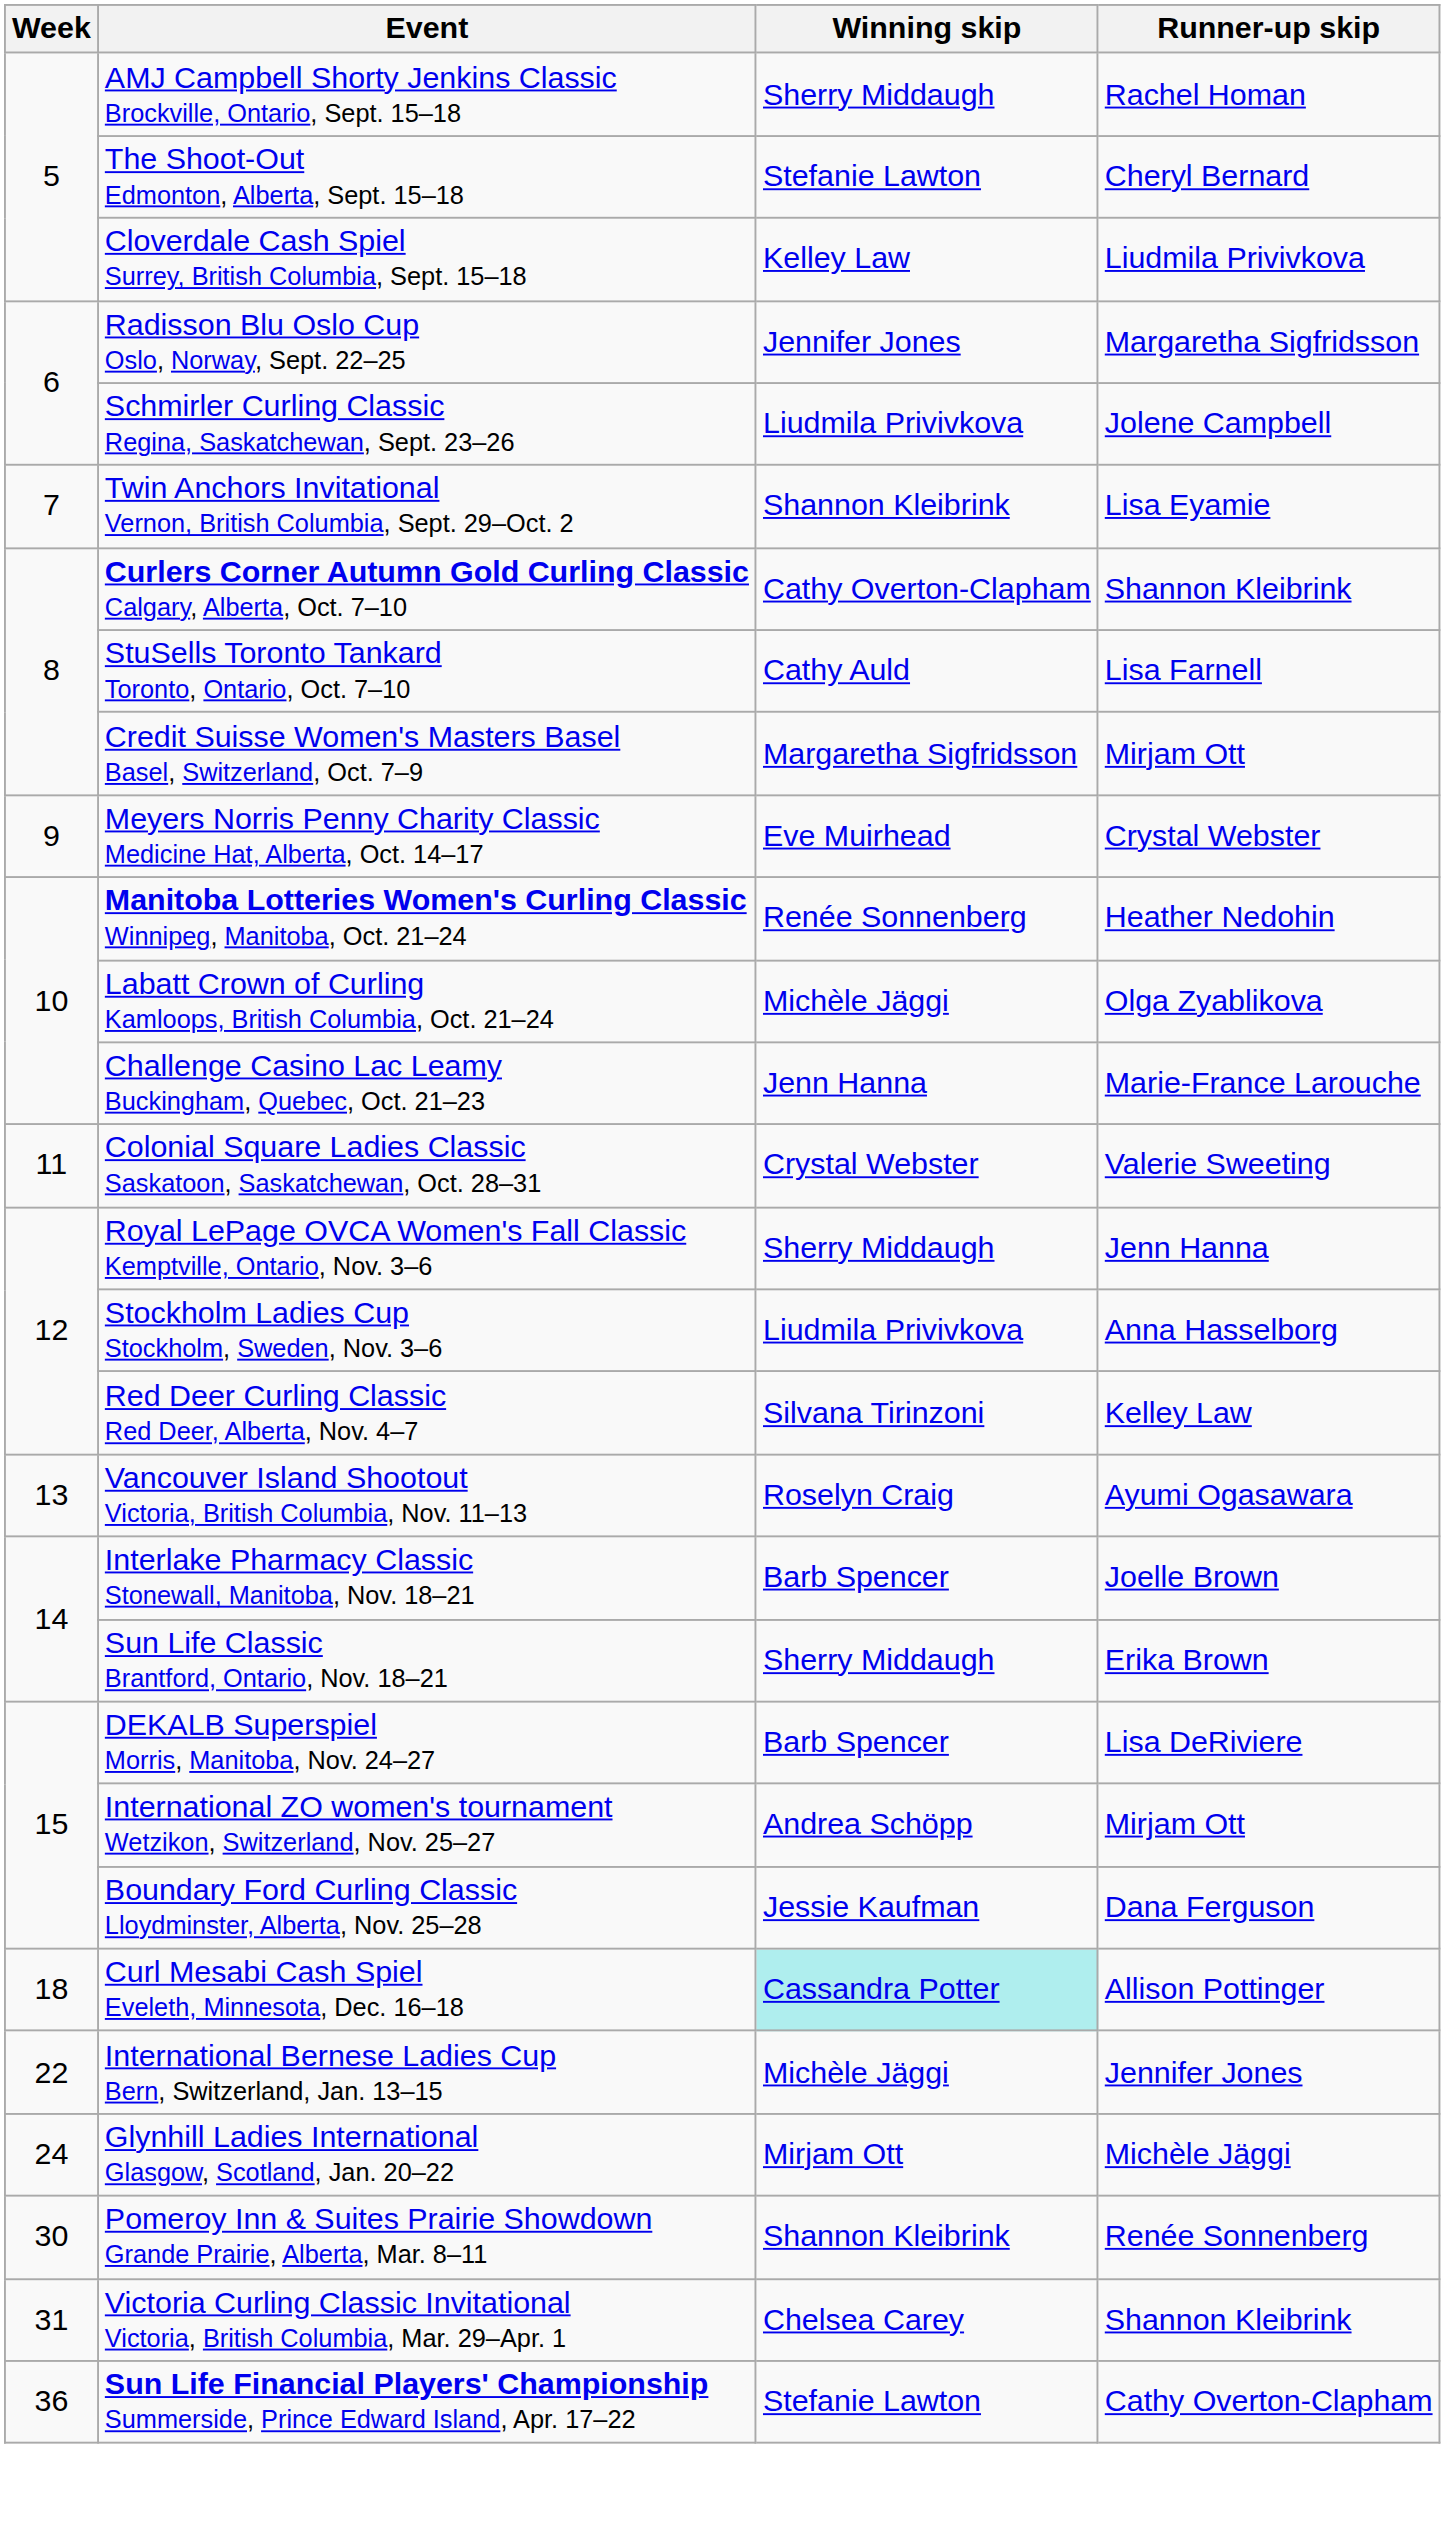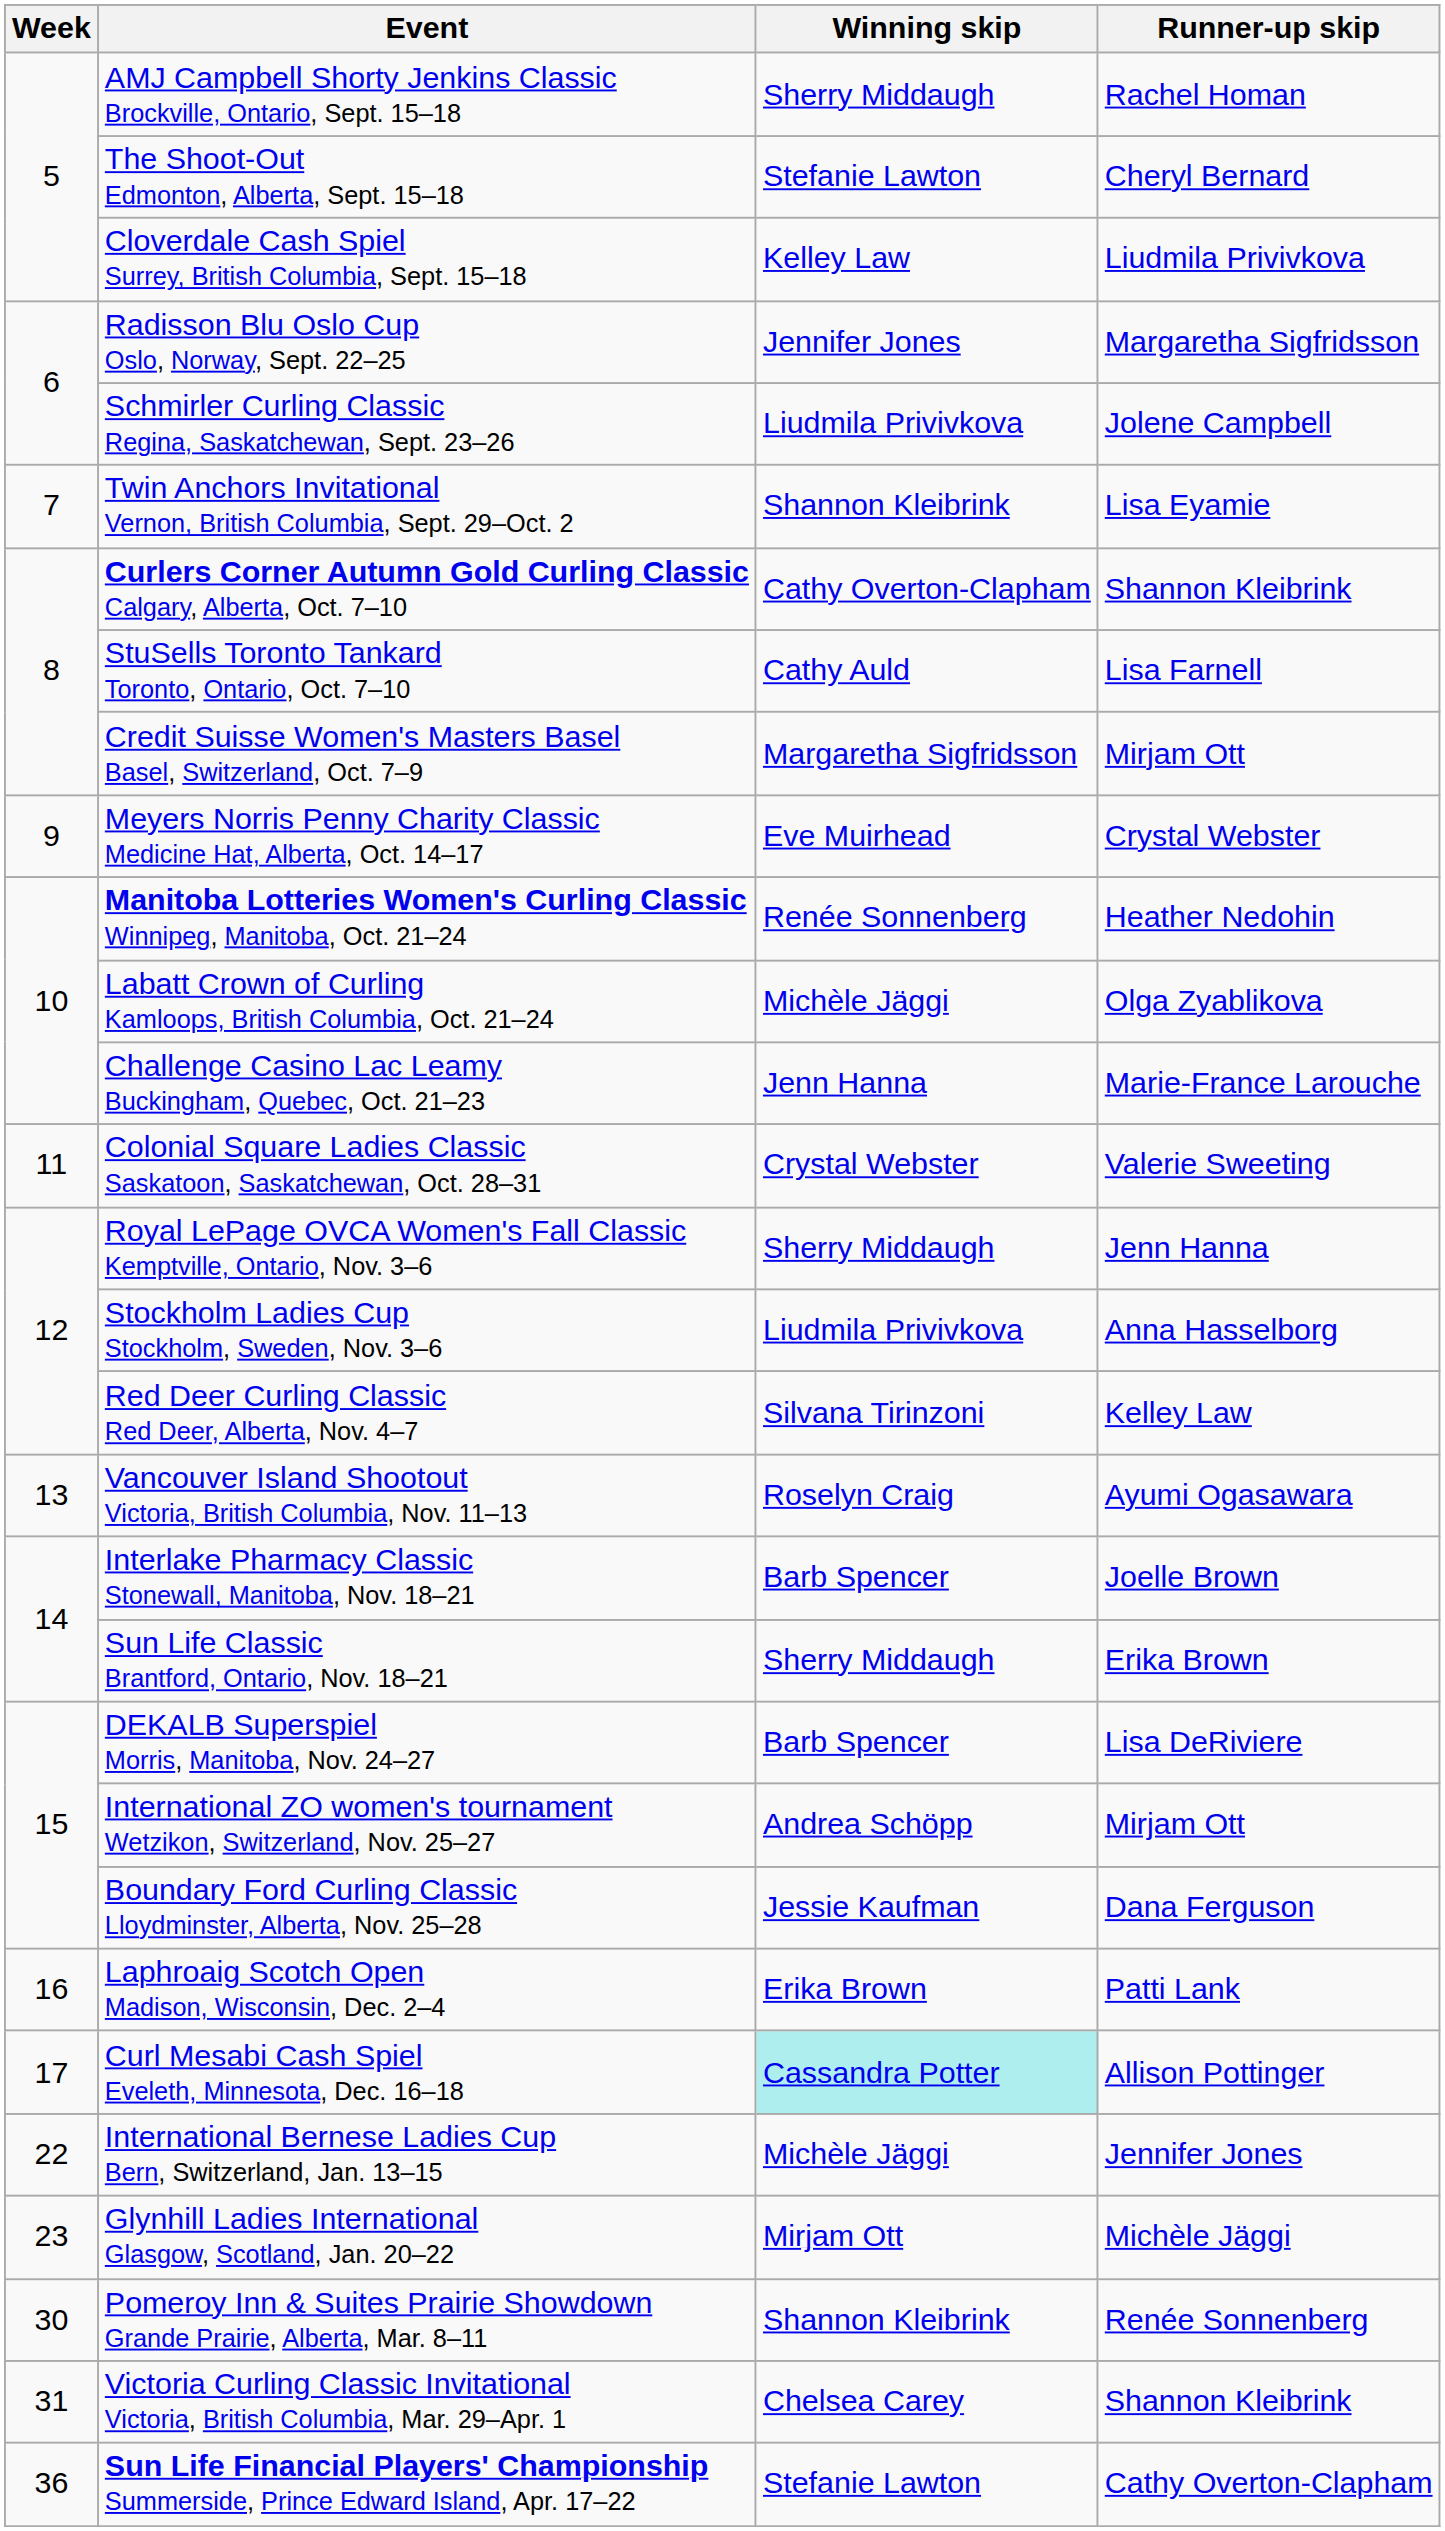+ row: (275, 1989)
(51, 1989) 18 -> (51, 2071) 17
(51, 2154) 24 -> (51, 2236) 23
